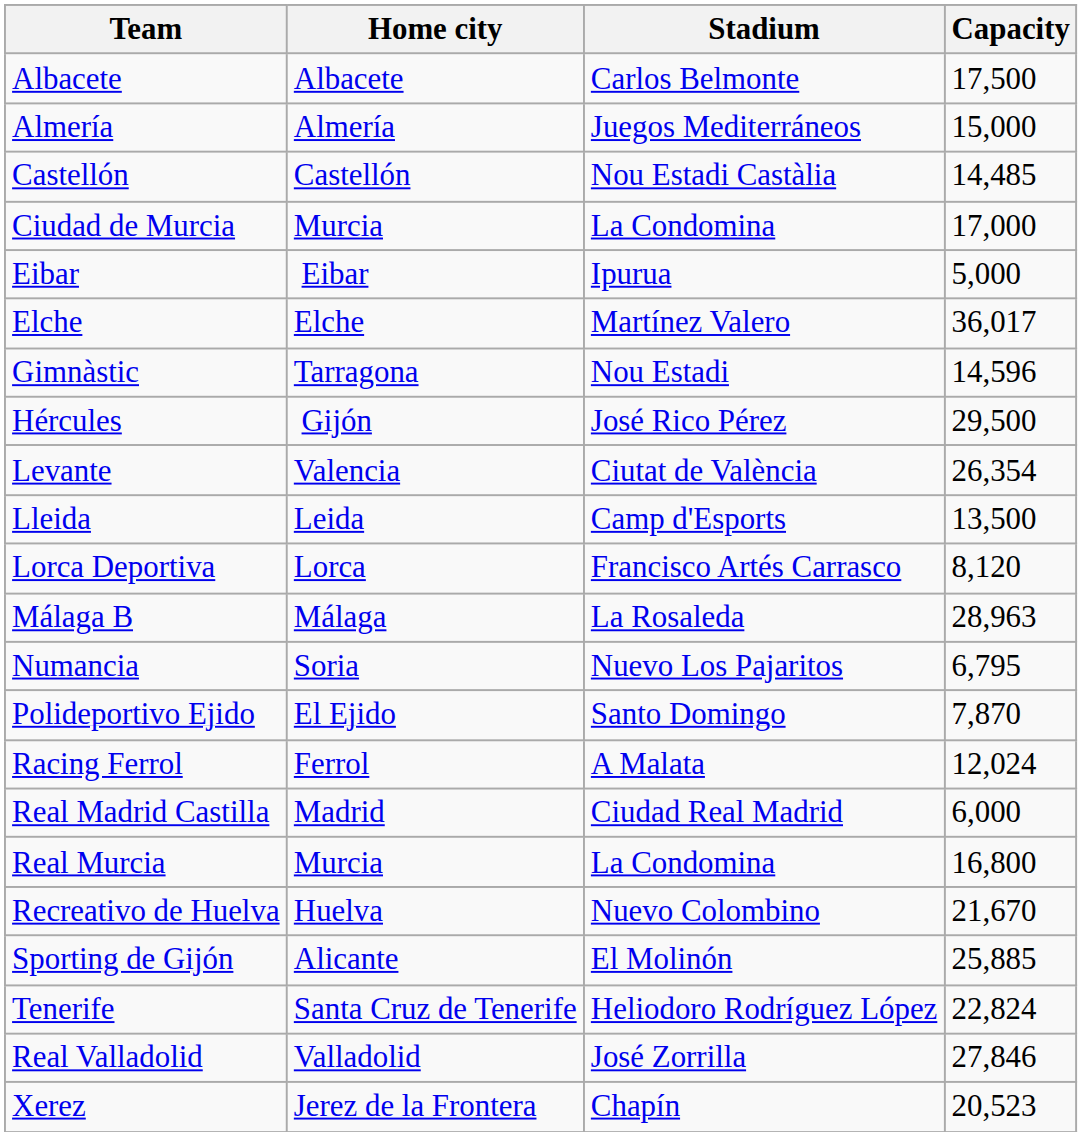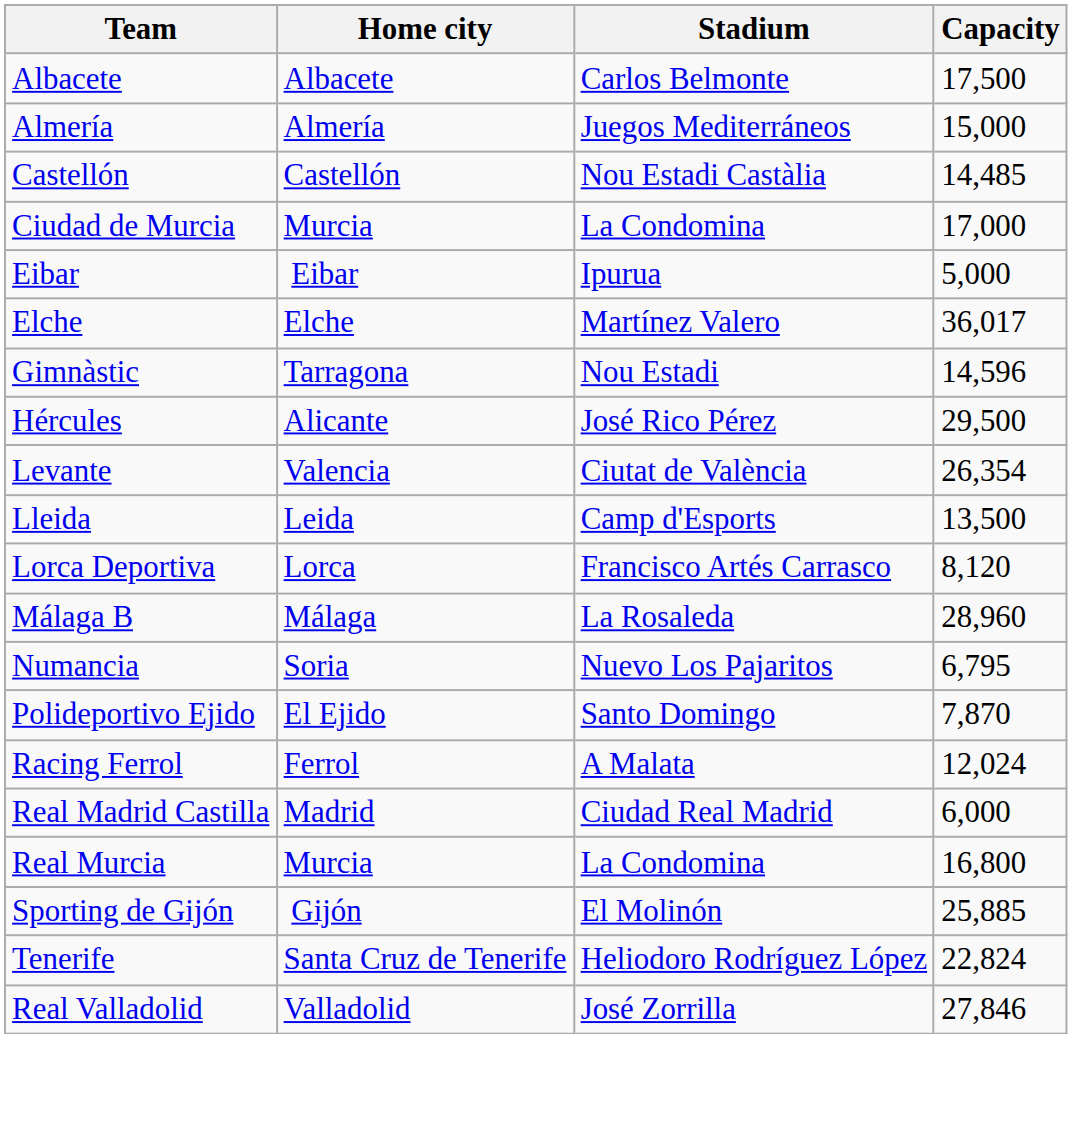(333, 420) Gijón -> (336, 420) Alicante
(994, 616) 28,963 -> (984, 616) 28,960
- row: (146, 910)
(346, 959) Alicante -> (323, 910) Gijón
- row: (49, 1106)
